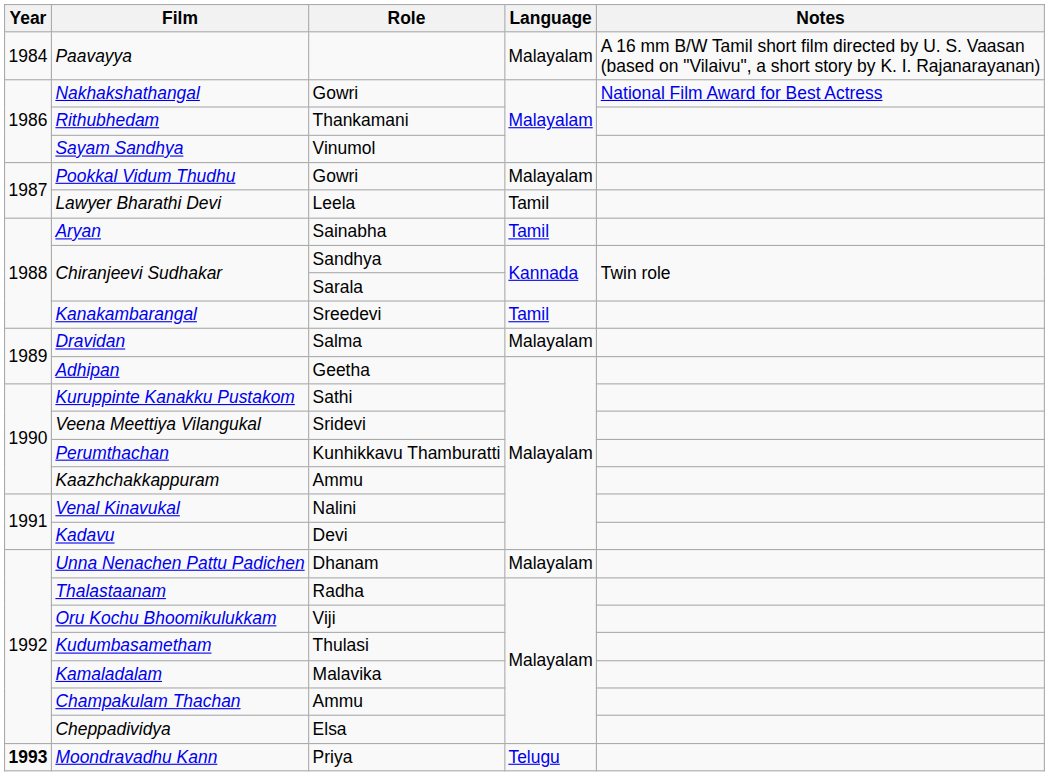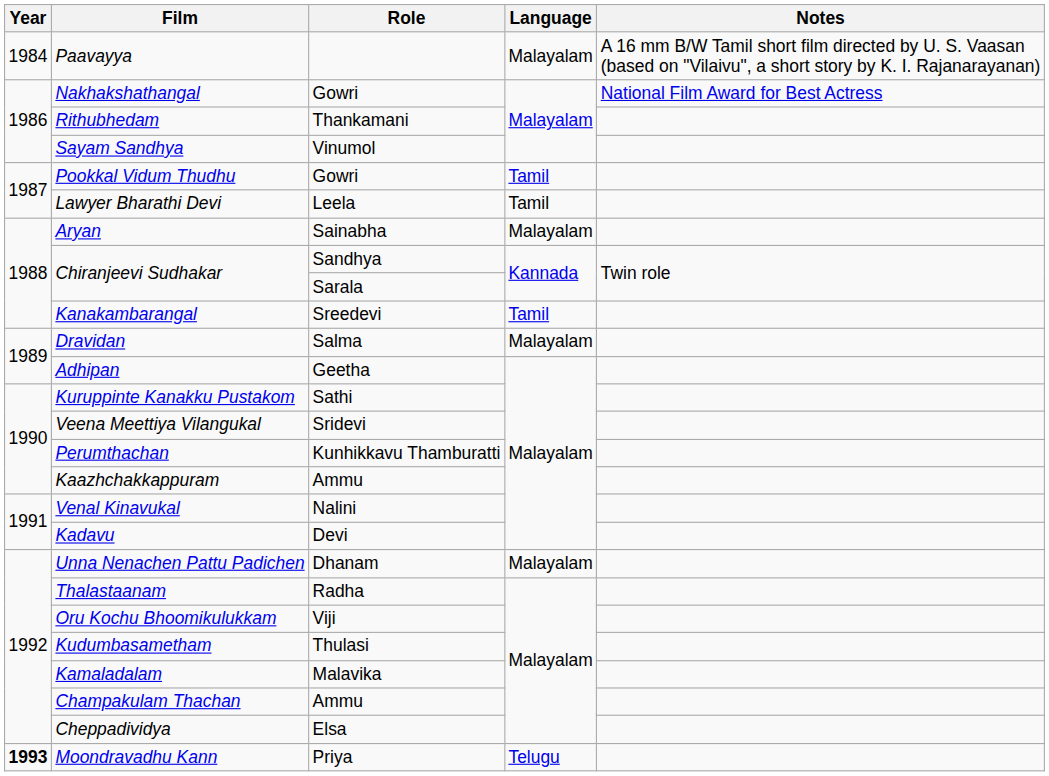(551, 176) Malayalam -> (529, 176) Tamil
(529, 231) Tamil -> (551, 231) Malayalam
